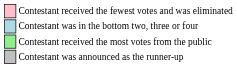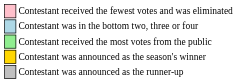+ row: (112, 56)
